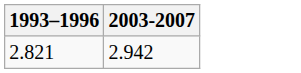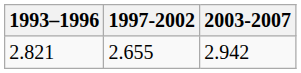+ column: (152, 20)
